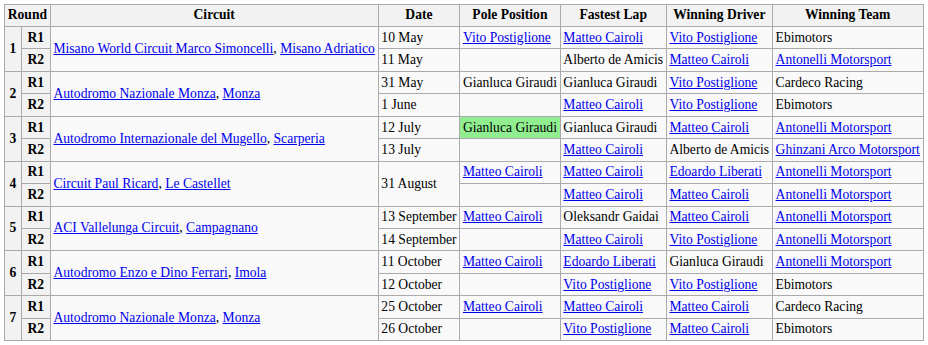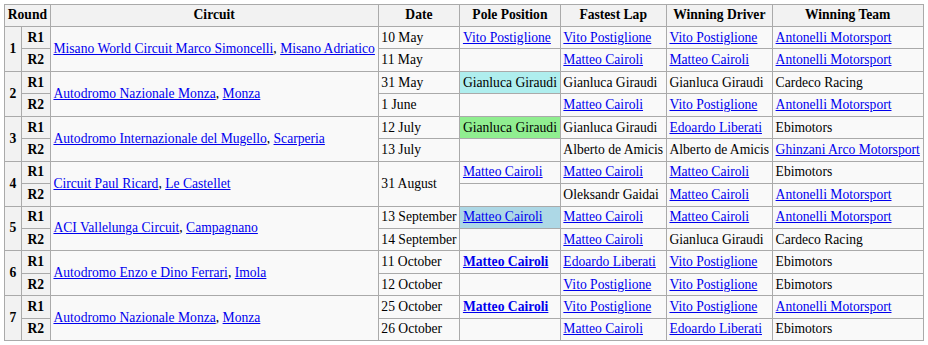(603, 37) Matteo Cairoli -> (607, 37) Vito Postiglione
(804, 37) Ebimotors -> (834, 37) Antonelli Motorsport
(613, 60) Alberto de Amicis -> (603, 60) Matteo Cairoli
(510, 82) no background -> (510, 82) paleturquoise background
(713, 82) Vito Postiglione -> (716, 82) Gianluca Giraudi
(804, 105) Ebimotors -> (834, 105) Antonelli Motorsport
(709, 127) Matteo Cairoli -> (716, 127) Edoardo Liberati
(834, 127) Antonelli Motorsport -> (804, 127) Ebimotors
(603, 149) Matteo Cairoli -> (613, 149) Alberto de Amicis
(716, 172) Edoardo Liberati -> (709, 172) Matteo Cairoli
(834, 172) Antonelli Motorsport -> (804, 172) Ebimotors
(603, 194) Matteo Cairoli -> (611, 194) Oleksandr Gaidai
(503, 217) no background -> (503, 217) lightblue background
(611, 217) Oleksandr Gaidai -> (603, 217) Matteo Cairoli
(713, 239) Vito Postiglione -> (716, 239) Gianluca Giraudi
(834, 239) Antonelli Motorsport -> (819, 239) Cardeco Racing
(503, 262) normal -> (506, 262) bold
(716, 262) Gianluca Giraudi -> (713, 262) Vito Postiglione
(834, 262) Antonelli Motorsport -> (804, 262) Ebimotors
(503, 306) normal -> (506, 306) bold
(603, 306) Matteo Cairoli -> (607, 306) Vito Postiglione
(709, 306) Matteo Cairoli -> (713, 306) Vito Postiglione
(819, 306) Cardeco Racing -> (834, 306) Antonelli Motorsport
(607, 329) Vito Postiglione -> (603, 329) Matteo Cairoli
(709, 329) Matteo Cairoli -> (716, 329) Edoardo Liberati
